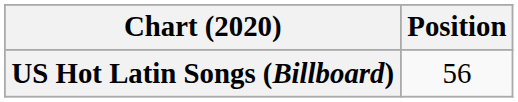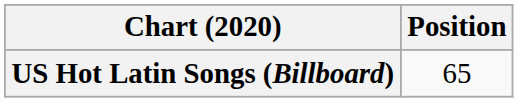(457, 73) 56 -> (457, 73) 65
